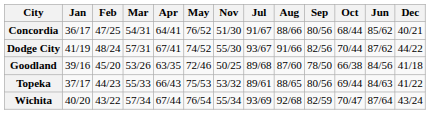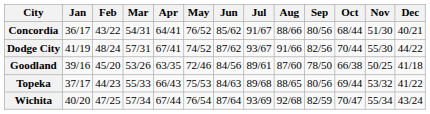columns swapped: (380, 13) <-> (229, 13)
(108, 30) 47/25 -> (108, 30) 43/22
(259, 65) 89/68 -> (259, 65) 89/61
(259, 83) 89/61 -> (259, 83) 89/68
(108, 100) 43/22 -> (108, 100) 47/25
